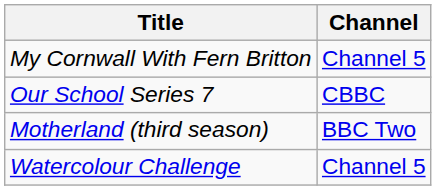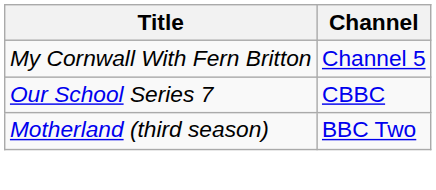- row: (125, 166)
